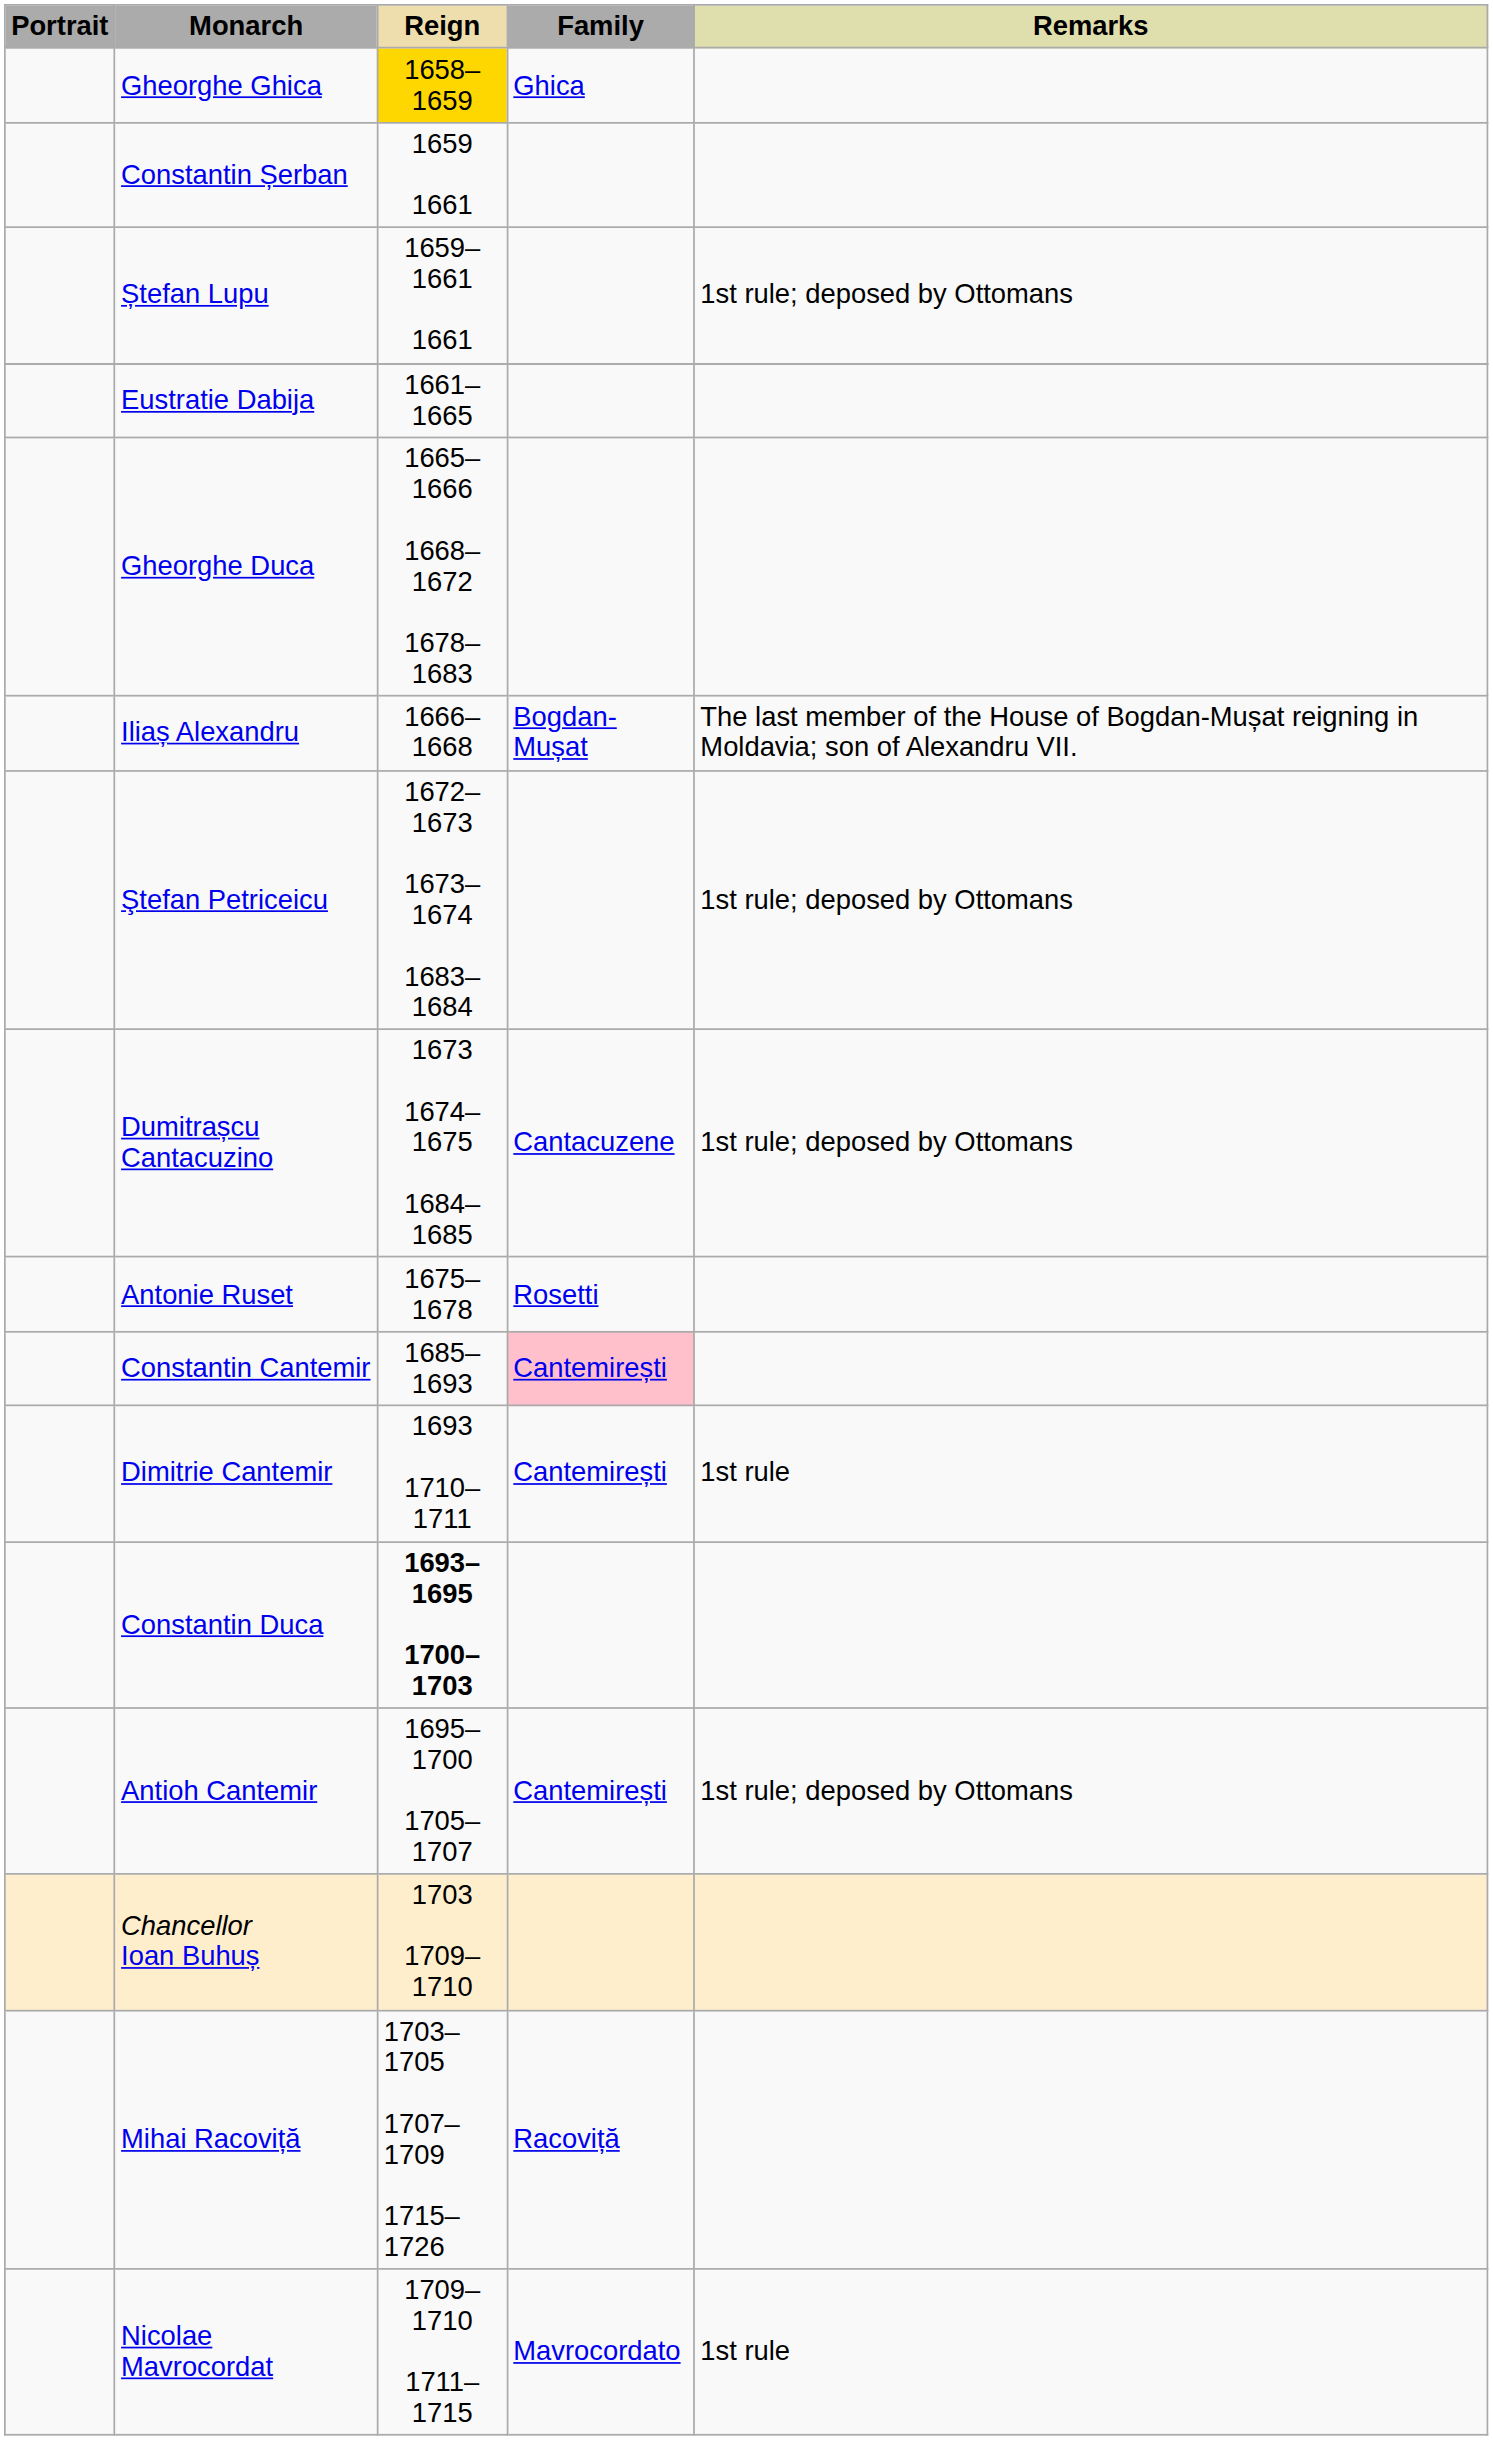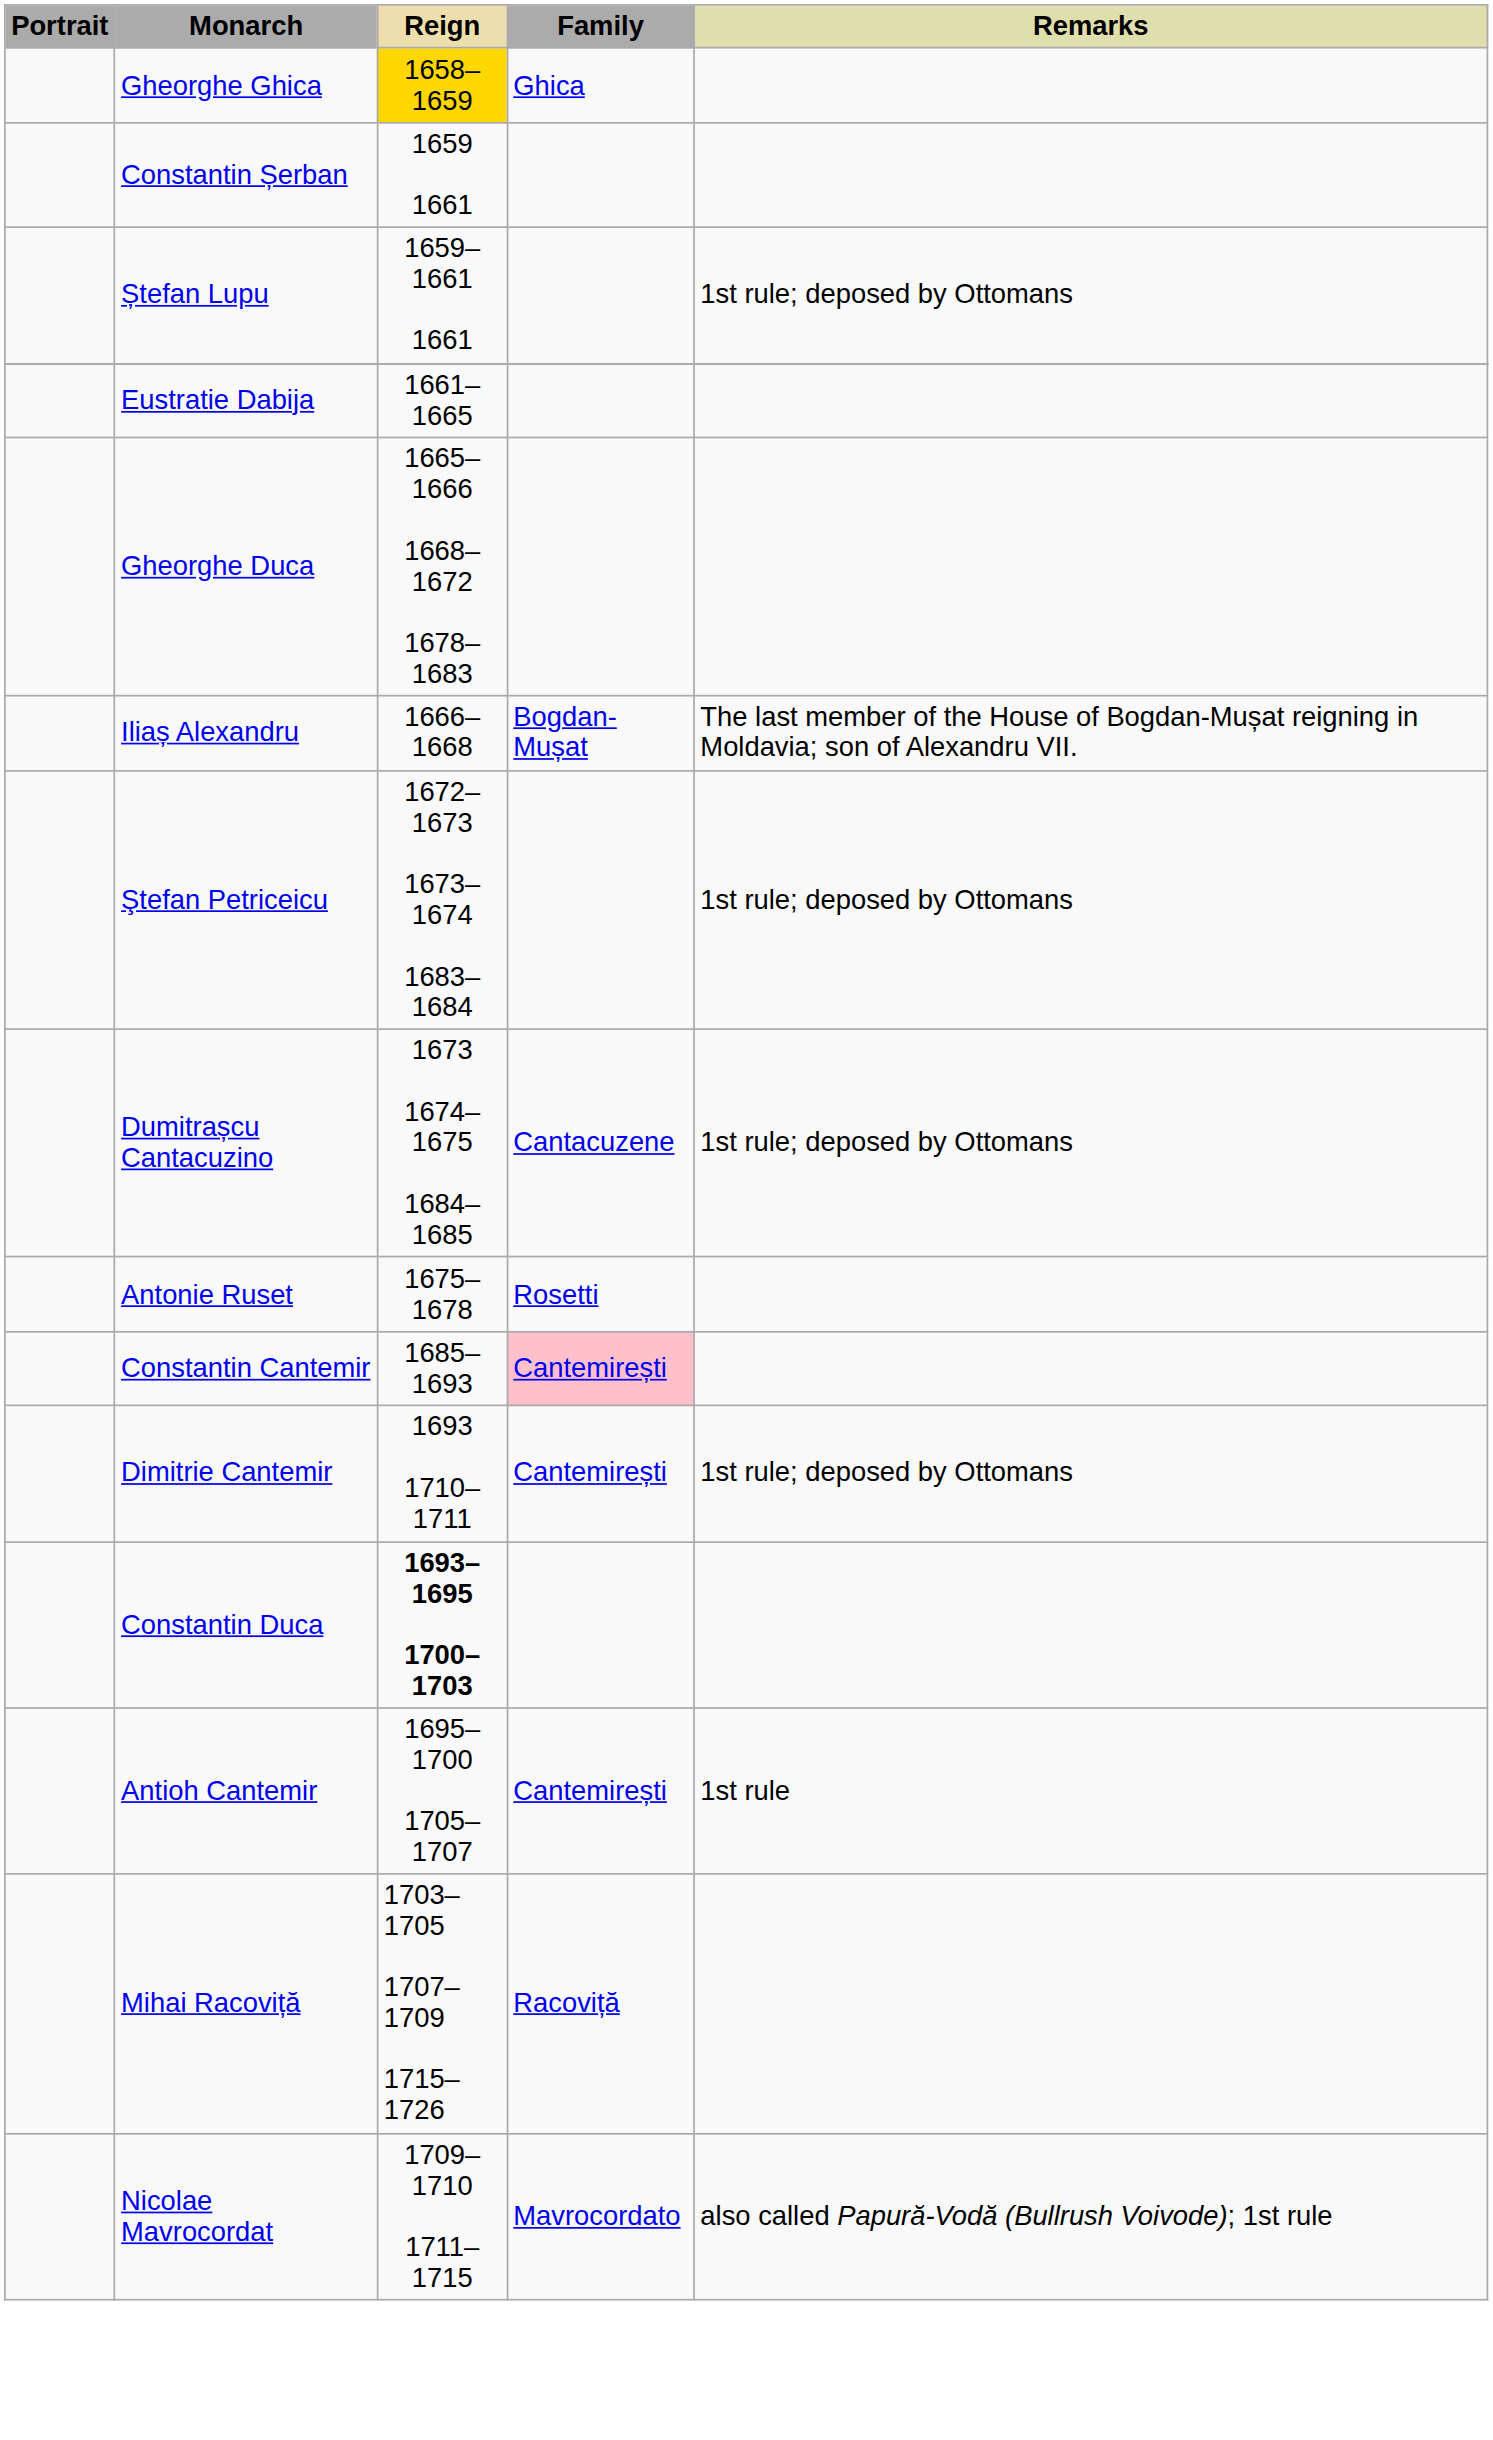(745, 1473) 1st rule -> (887, 1473) 1st rule; deposed by Ottomans
(887, 1790) 1st rule; deposed by Ottomans -> (745, 1790) 1st rule
- row: (190, 1941)
(745, 2351) 1st rule -> (1016, 2216) also called Papură-Vodă (Bullrush Voivode); 1st rule
